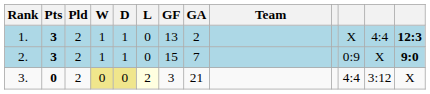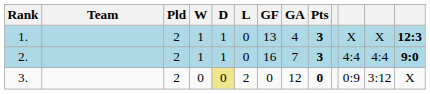columns swapped: (271, 15) <-> (53, 15)
(196, 36) 2 -> (295, 36) 4
(380, 36) 4:4 -> (380, 36) X
(171, 57) 15 -> (270, 57) 16
(351, 57) 0:9 -> (351, 57) 4:4
(380, 57) X -> (380, 57) 4:4
(102, 78) khaki background -> (201, 78) no background
(147, 78) lightyellow background -> (246, 78) no background
(171, 78) 3 -> (270, 78) 0
(196, 78) 21 -> (295, 78) 12
(351, 78) 4:4 -> (351, 78) 0:9
